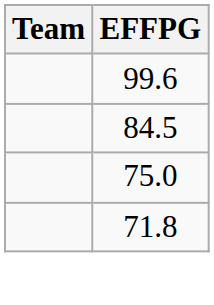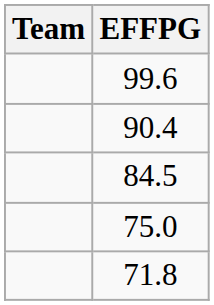+ row: (150, 127)
